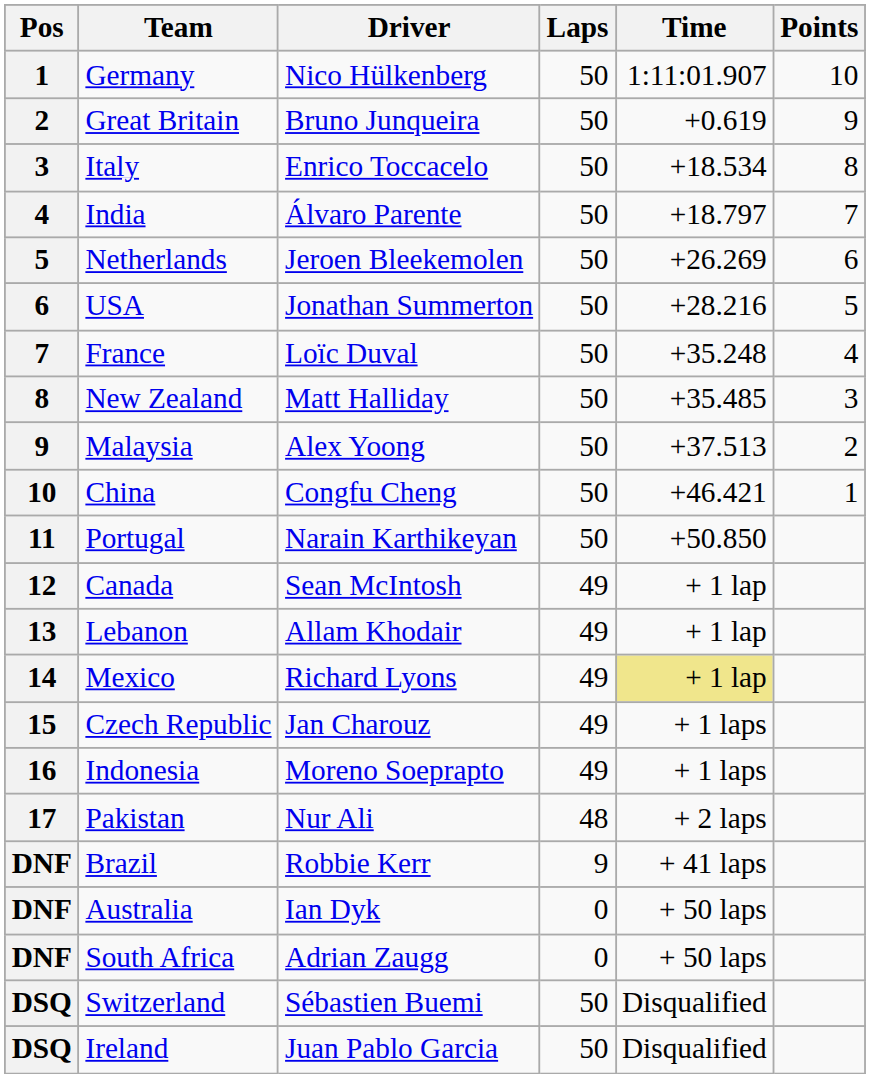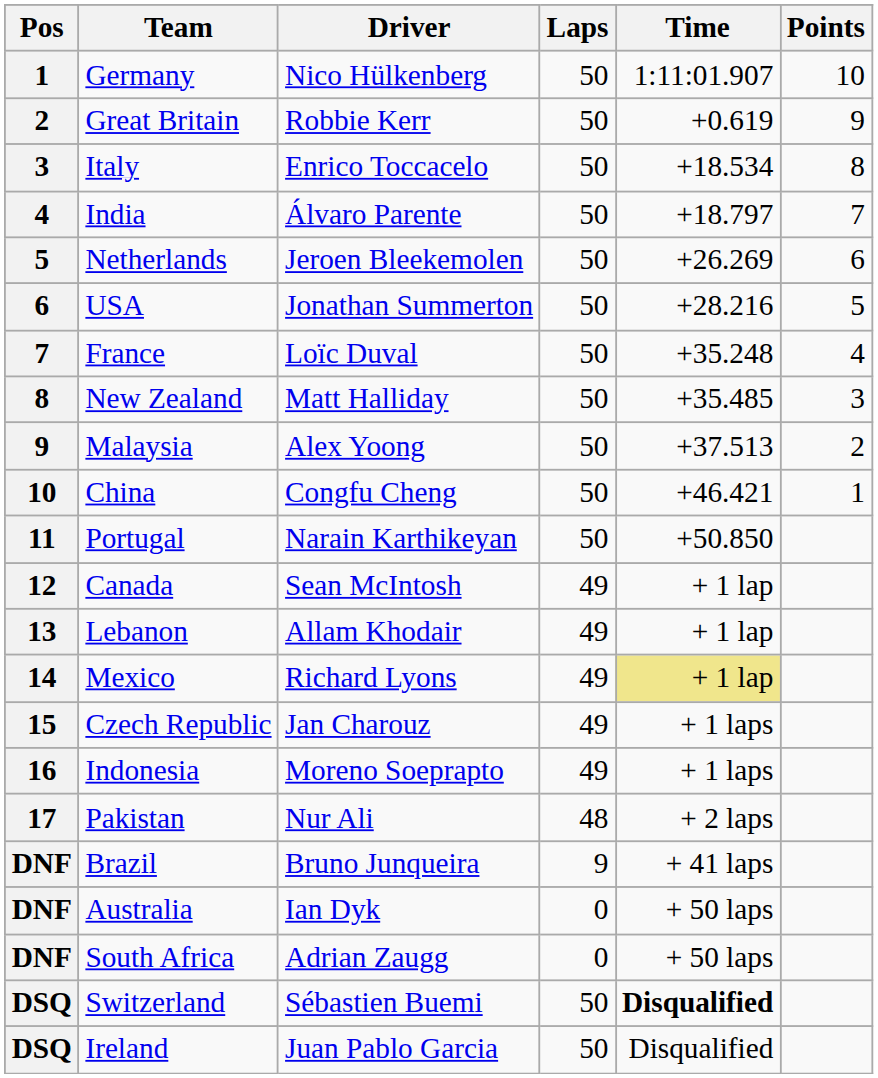(382, 120) Bruno Junqueira -> (358, 120) Robbie Kerr
(358, 863) Robbie Kerr -> (382, 863) Bruno Junqueira
(694, 1002) normal -> (698, 1002) bold
